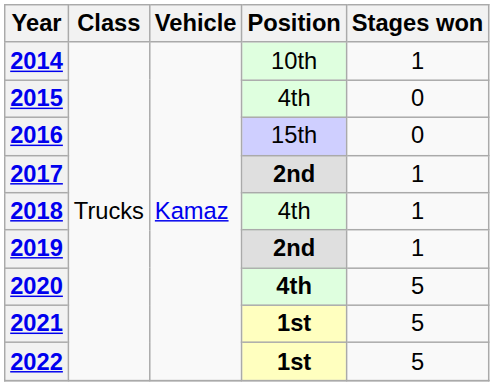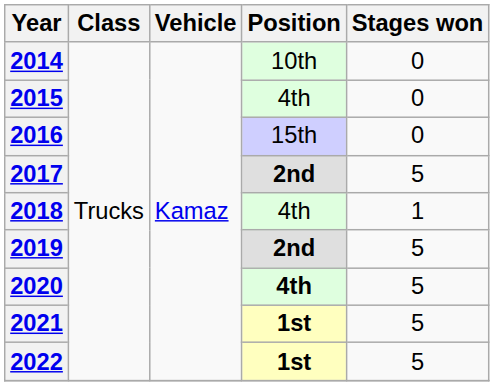(418, 60) 1 -> (418, 60) 0
(418, 173) 1 -> (418, 173) 5
(418, 248) 1 -> (418, 248) 5
